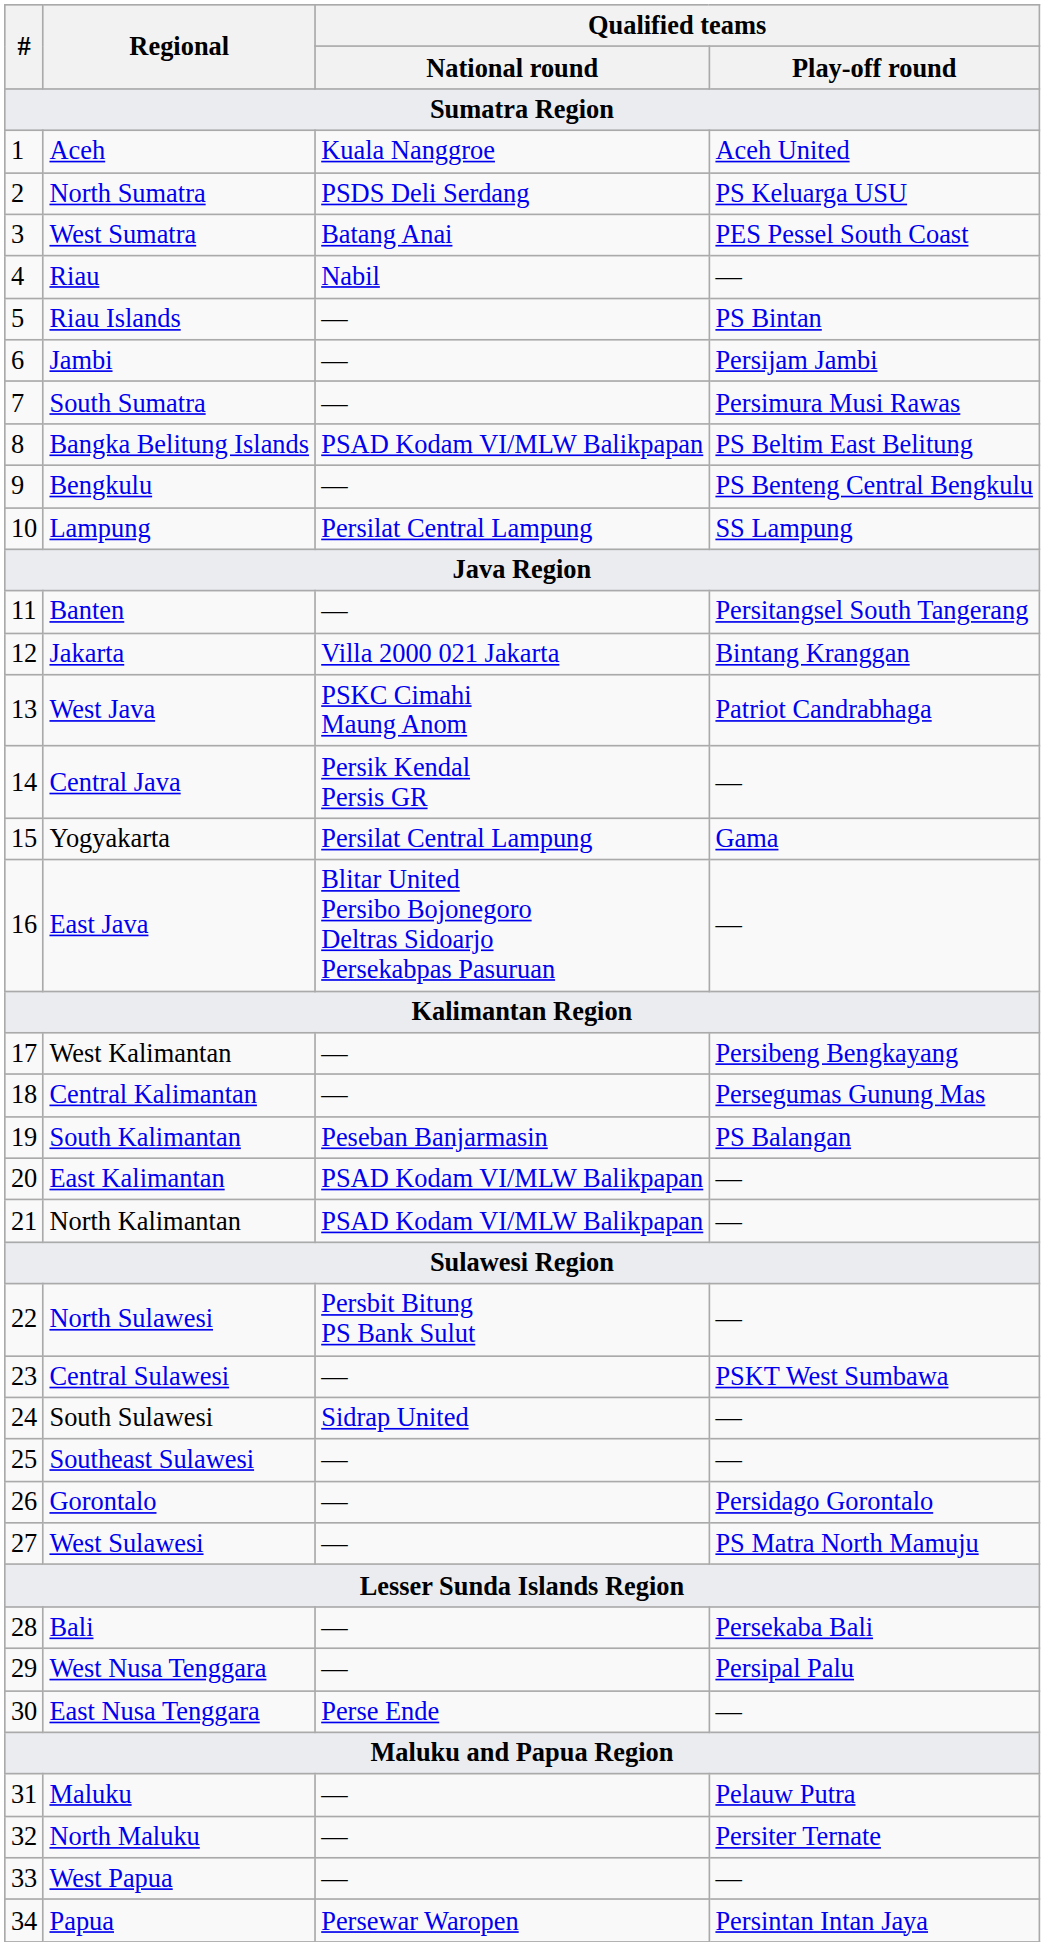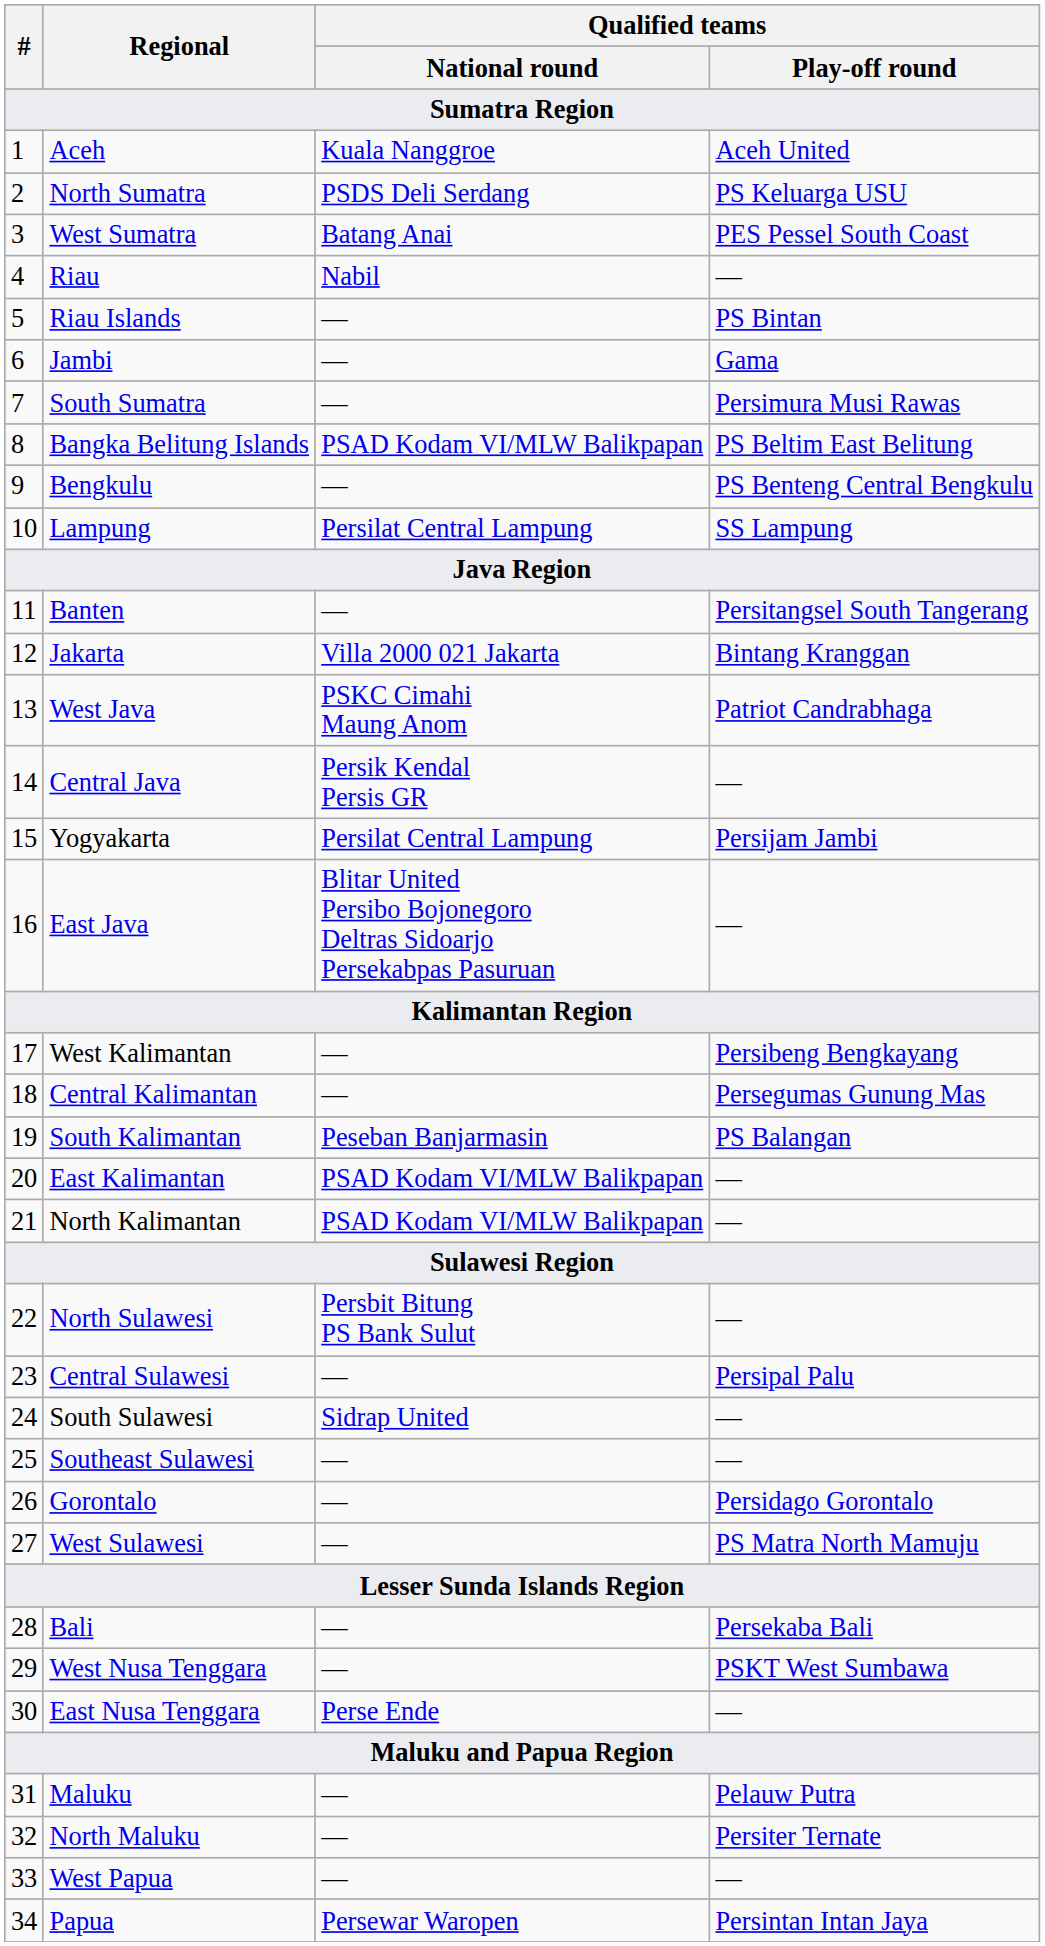(796, 360) Persijam Jambi -> (747, 360) Gama
(747, 838) Gama -> (796, 838) Persijam Jambi
(832, 1375) PSKT West Sumbawa -> (785, 1375) Persipal Palu
(785, 1669) Persipal Palu -> (832, 1669) PSKT West Sumbawa
